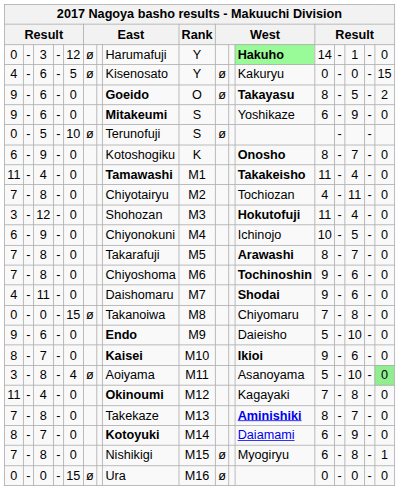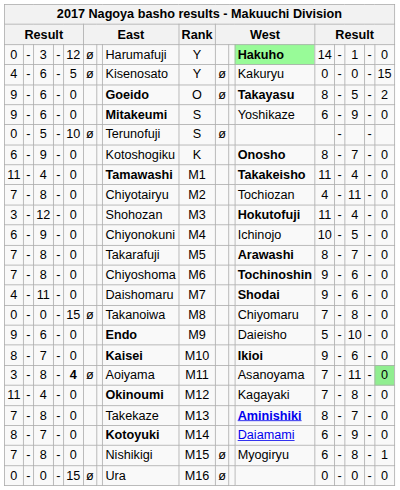(73, 375) normal -> (73, 375) bold
(325, 375) 5 -> (325, 375) 7
(355, 375) 10 -> (355, 375) 11
